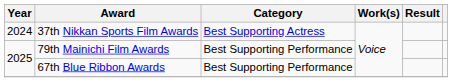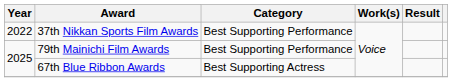(20, 31) 2024 -> (20, 31) 2022
(264, 31) Best Supporting Actress -> (278, 31) Best Supporting Performance
(278, 67) Best Supporting Performance -> (264, 67) Best Supporting Actress
